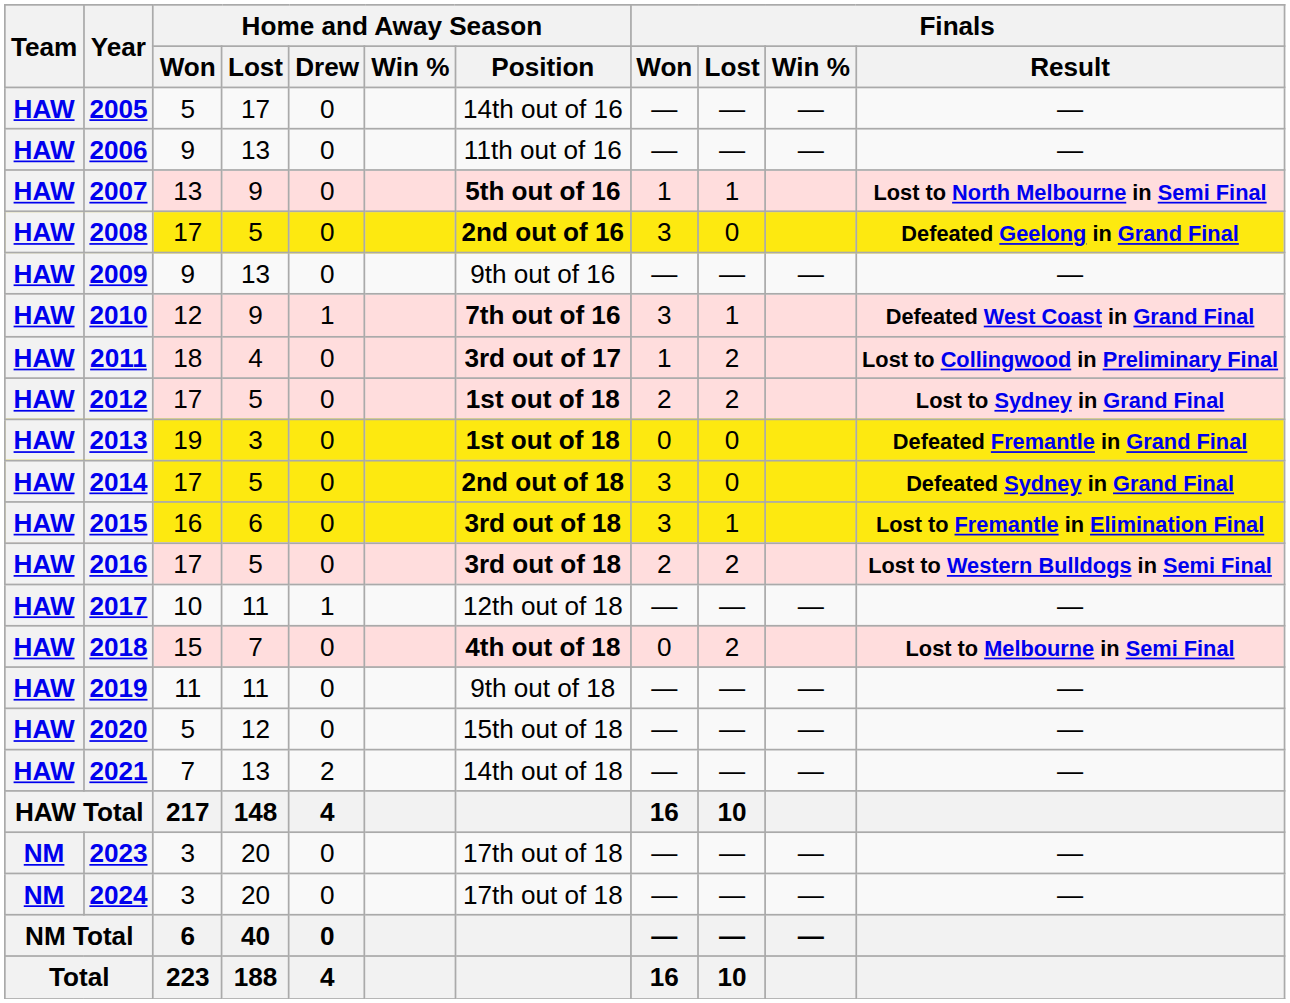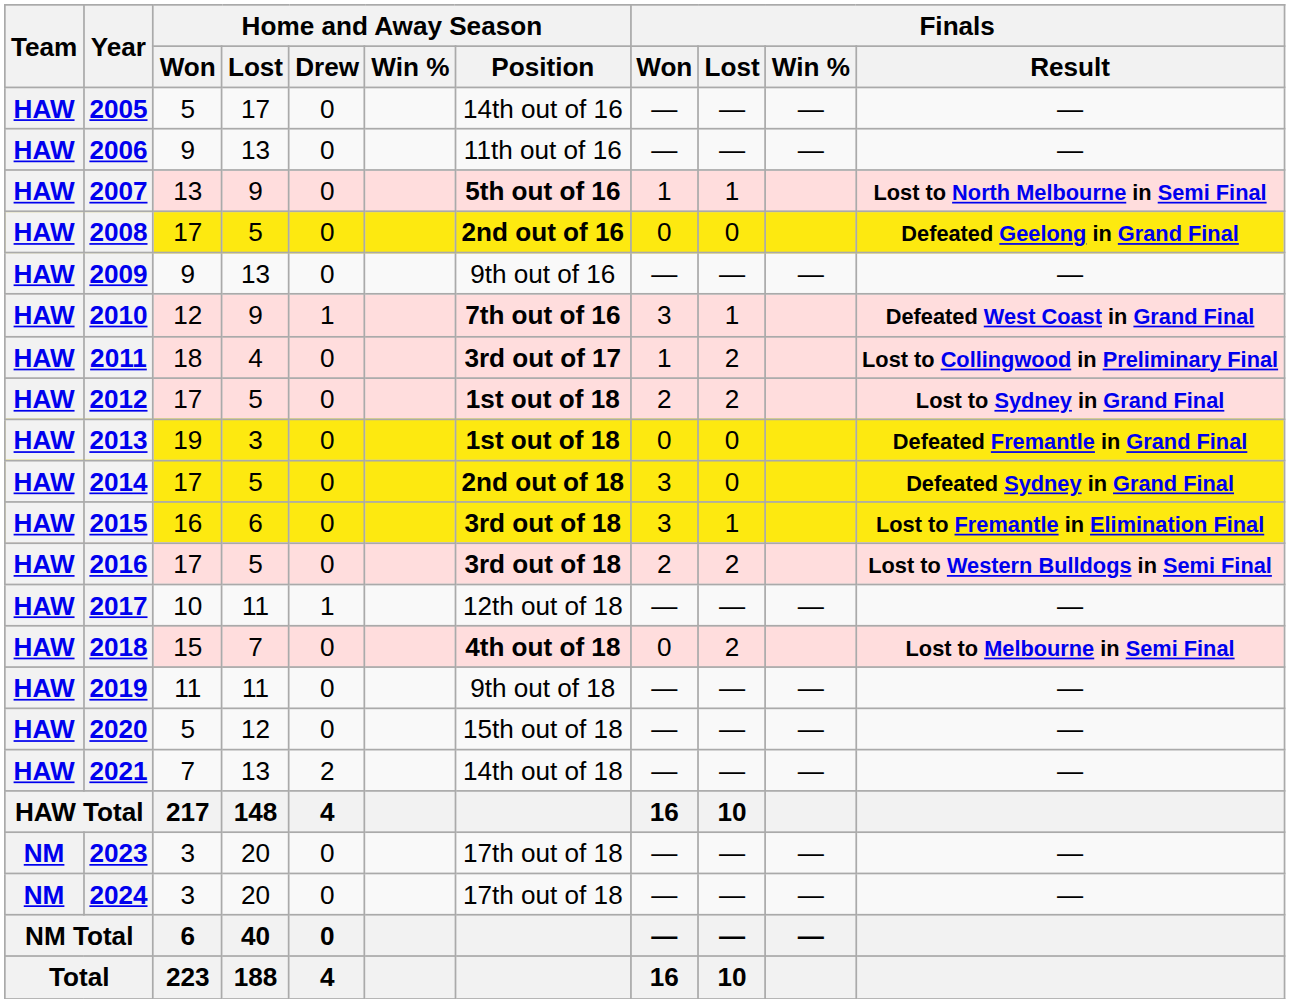(664, 233) 3 -> (664, 233) 0
